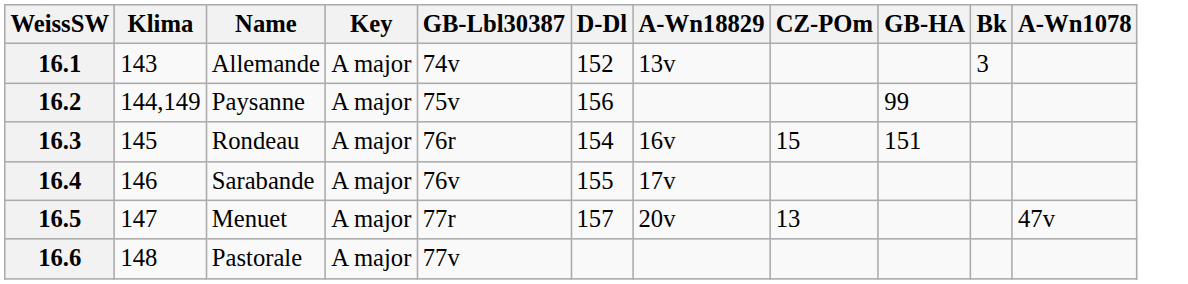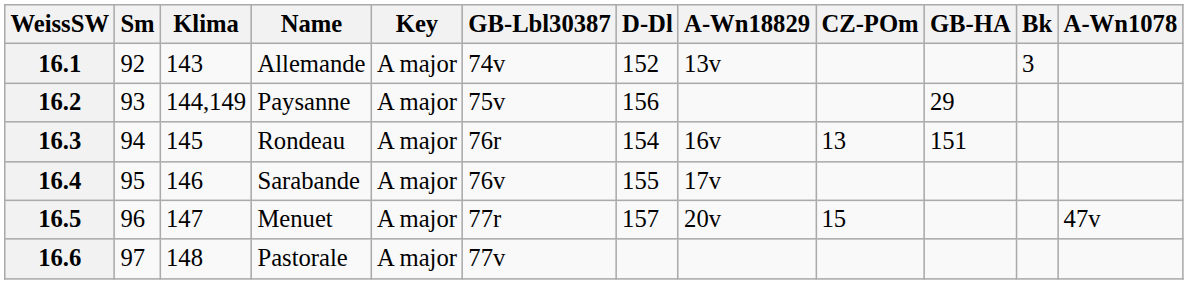+ column: (138, 24)
(897, 102) 99 -> (942, 102) 29
(788, 141) 15 -> (834, 141) 13
(788, 219) 13 -> (834, 219) 15
